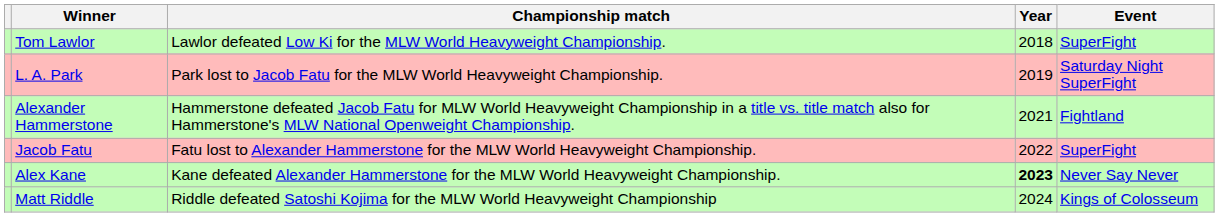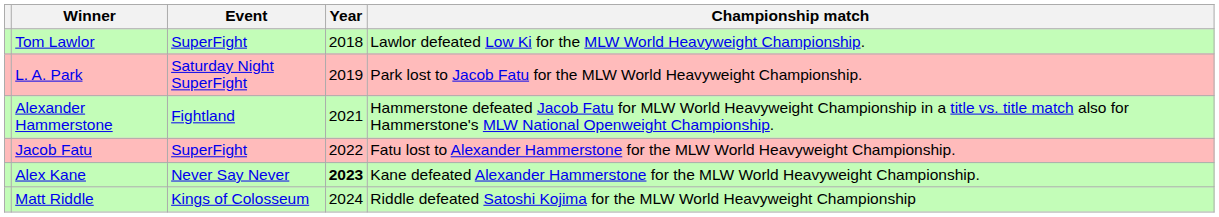columns swapped: (1135, 16) <-> (591, 16)
